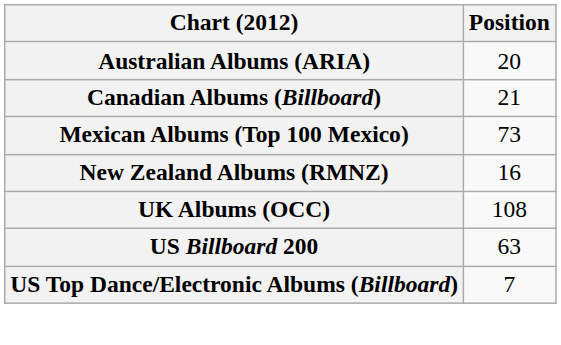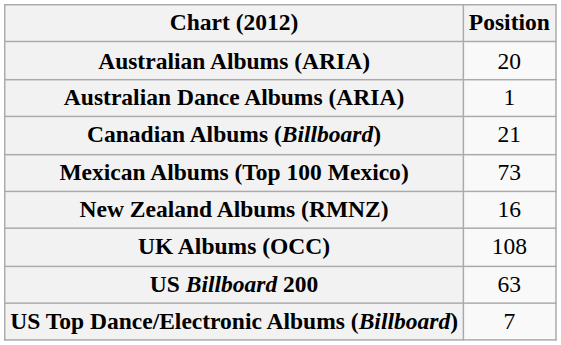+ row: (234, 97)
